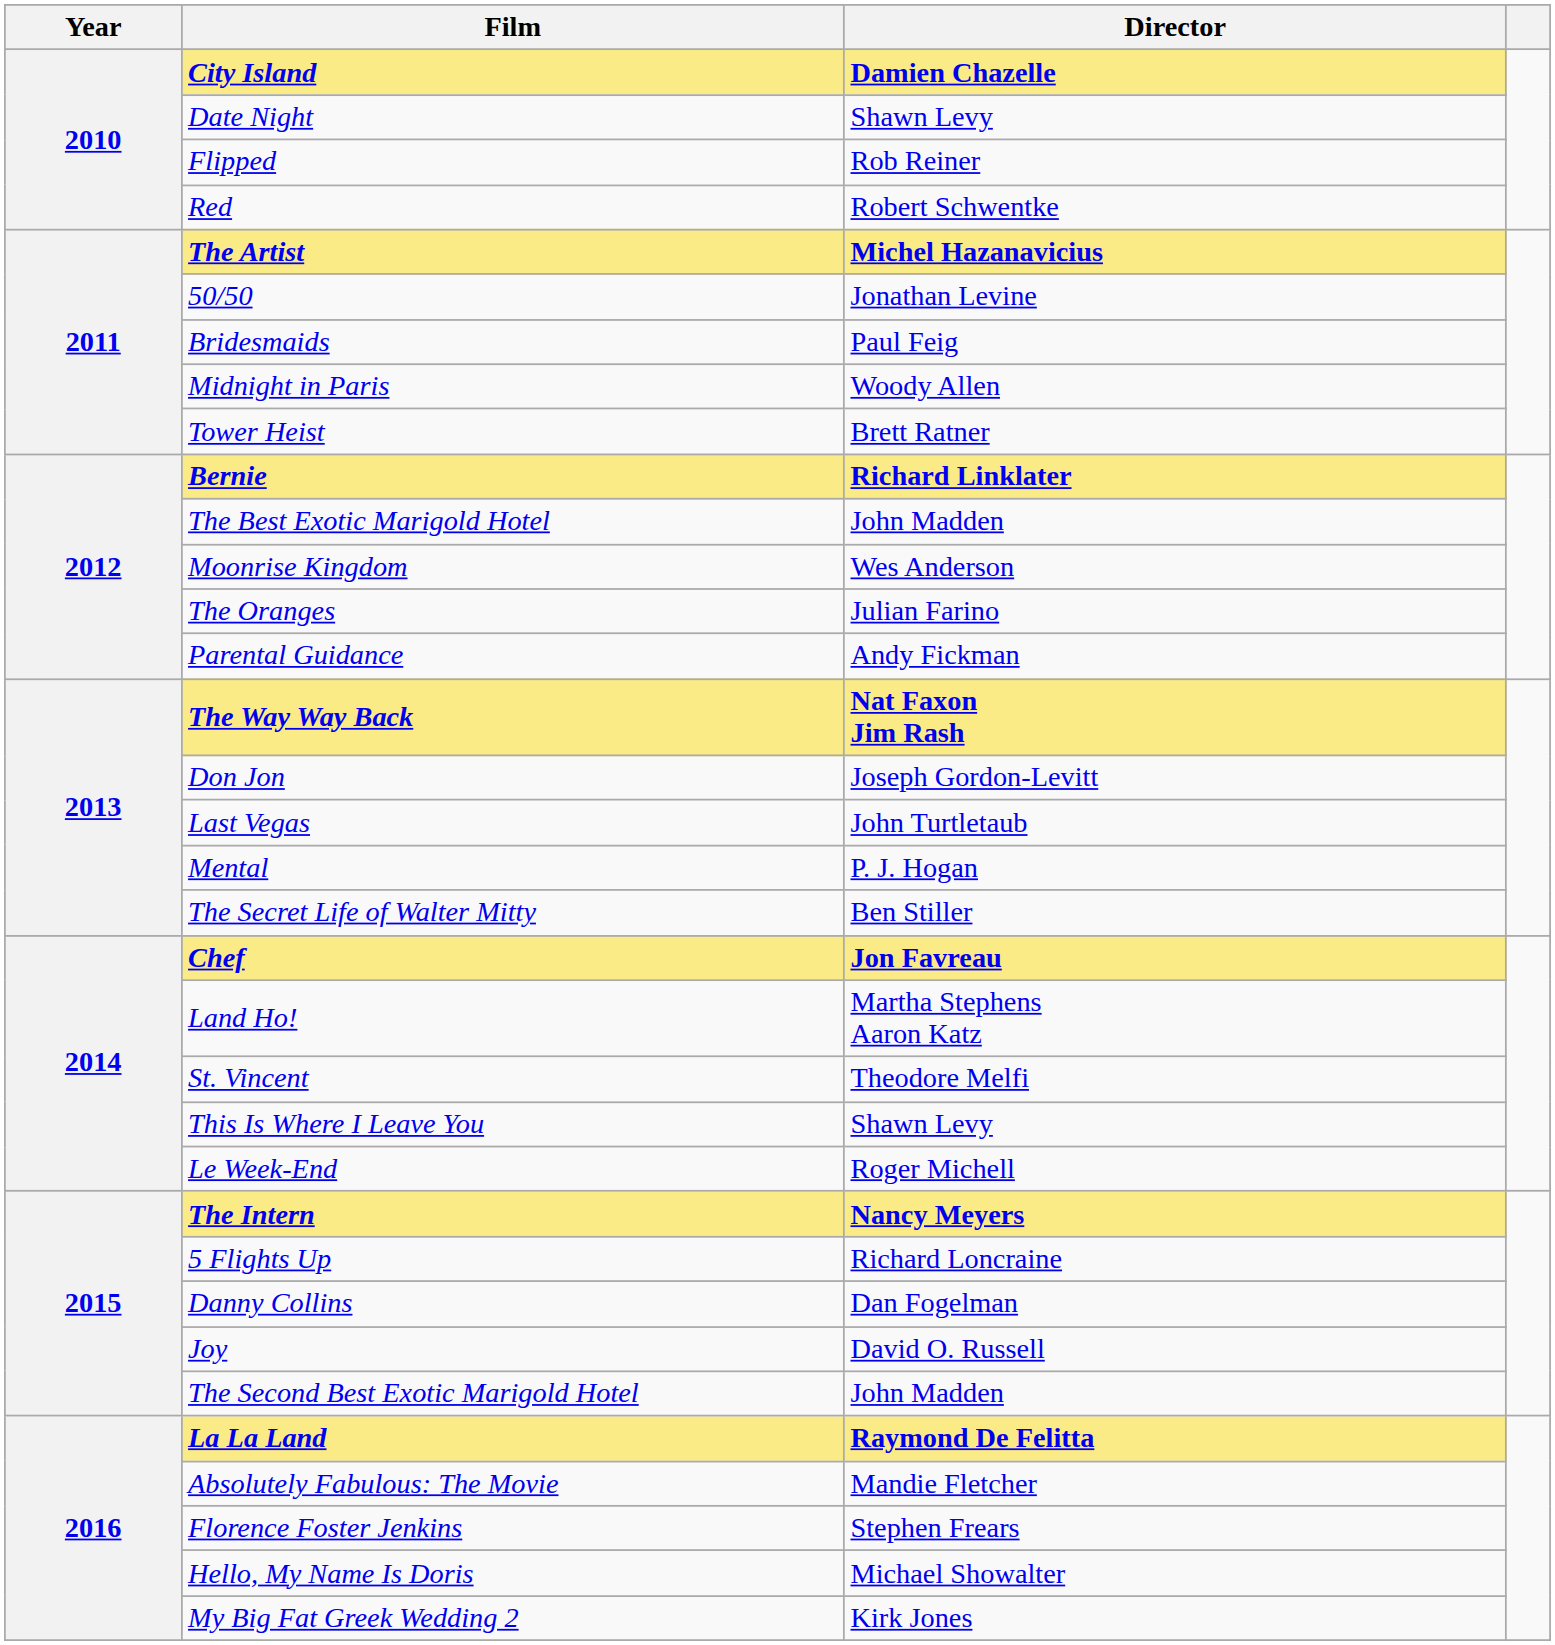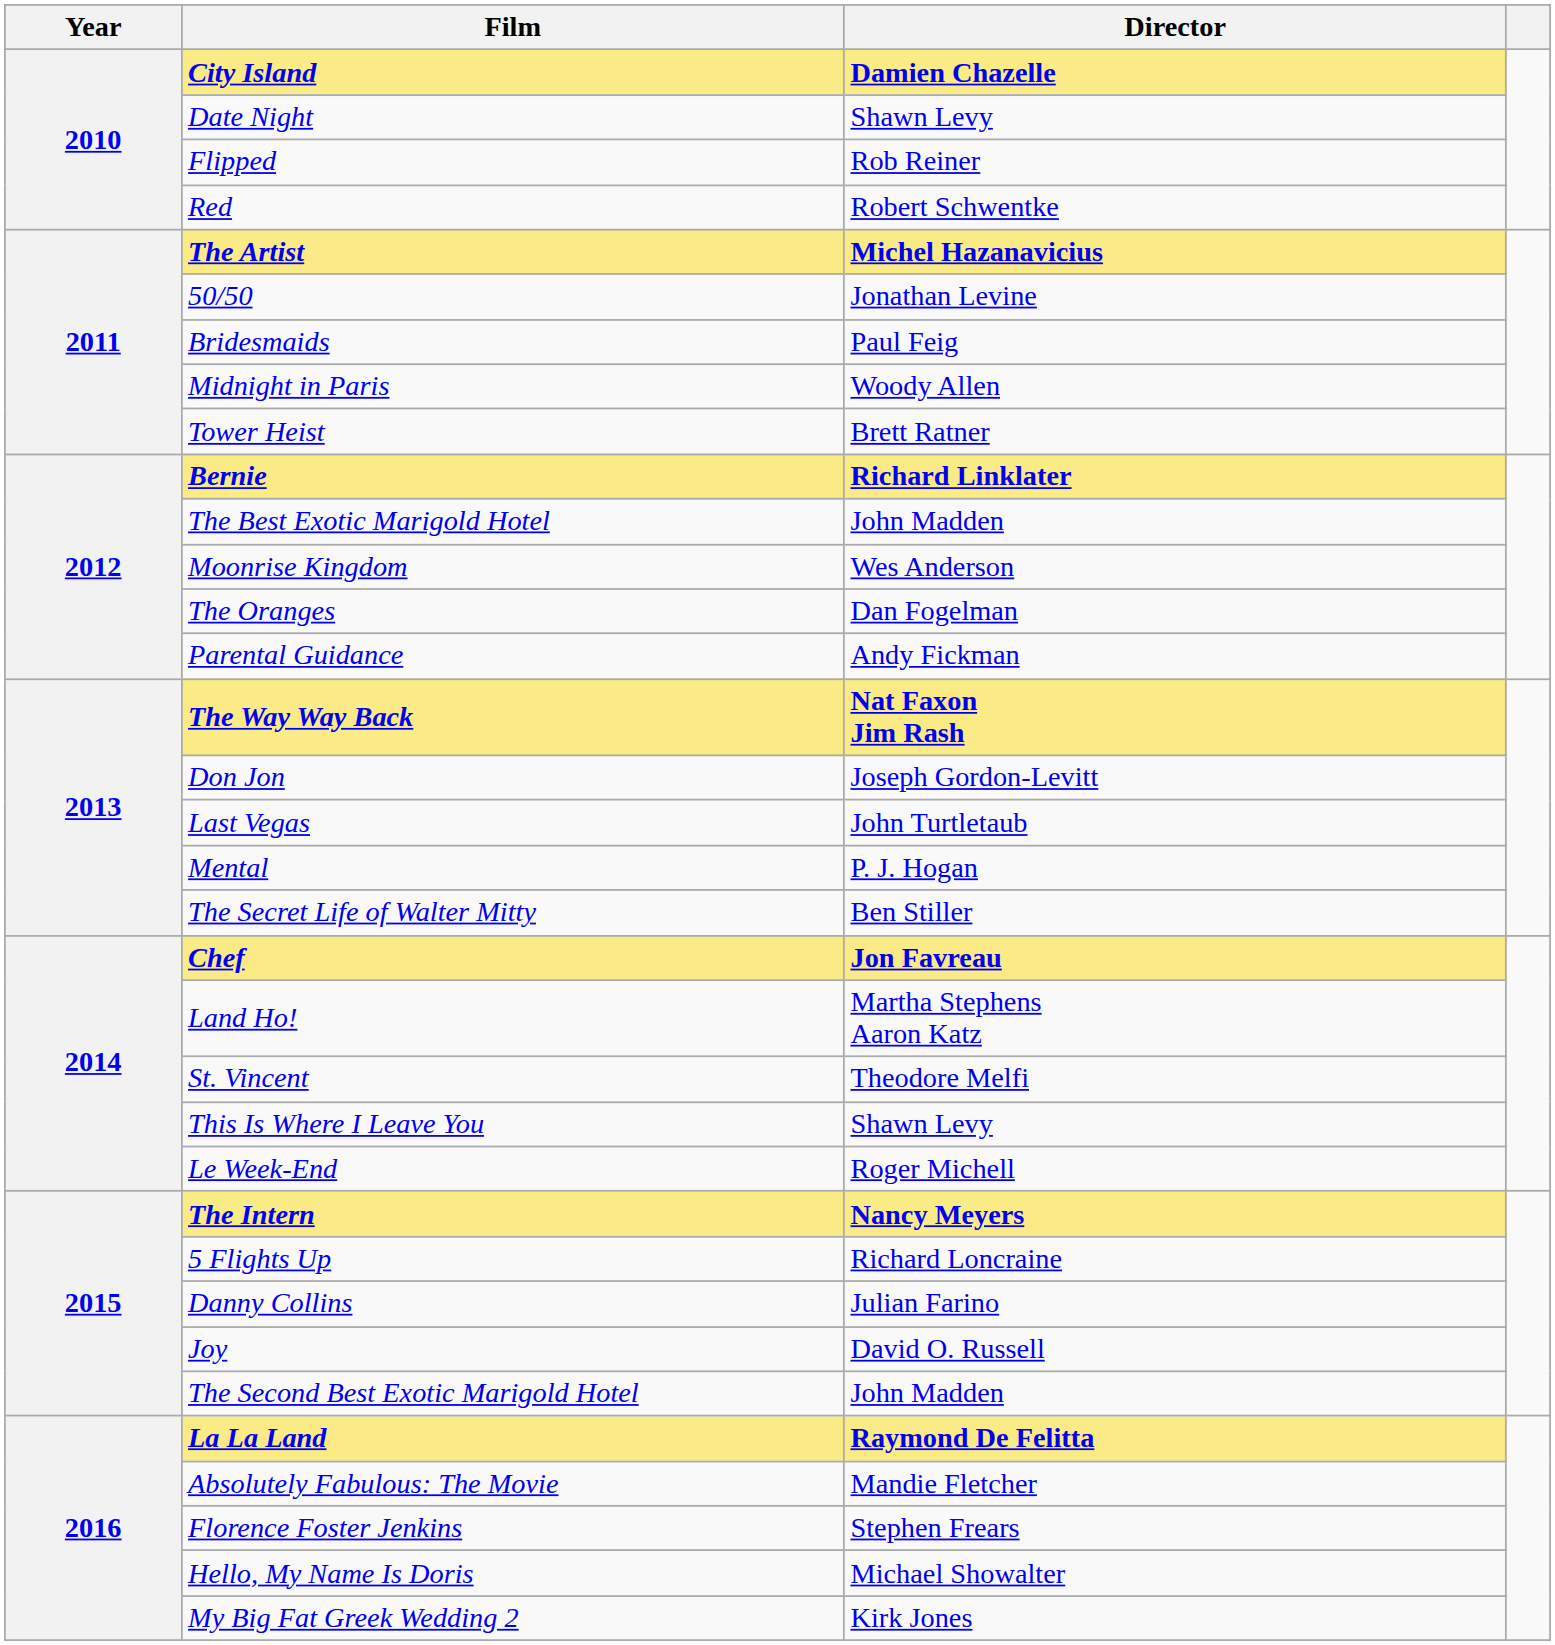(925, 610) Julian Farino -> (934, 610) Dan Fogelman
(934, 1303) Dan Fogelman -> (925, 1303) Julian Farino
